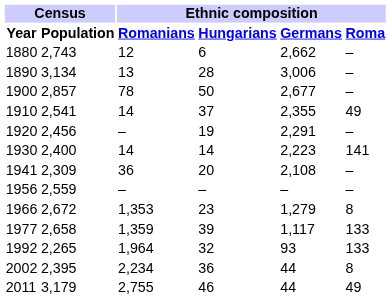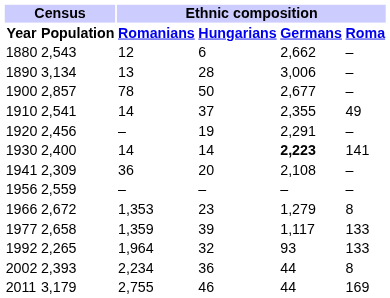(59, 52) 2,743 -> (59, 52) 2,543
(298, 150) normal -> (298, 150) bold
(59, 268) 2,395 -> (59, 268) 2,393
(353, 287) 49 -> (357, 287) 169
